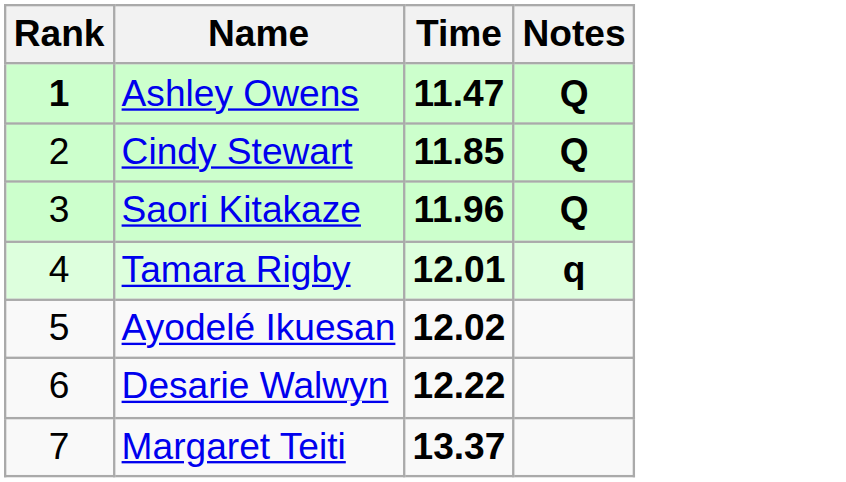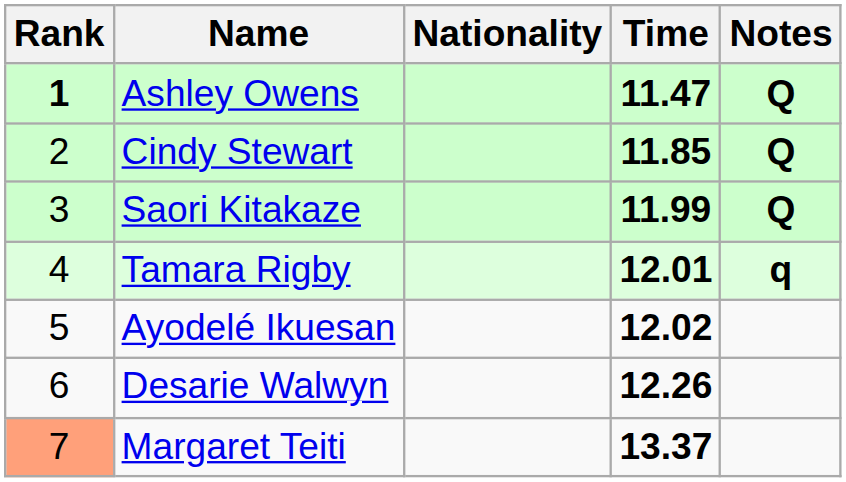+ column: (507, 33)
(459, 210) 11.96 -> (666, 210) 11.99
(459, 387) 12.22 -> (666, 387) 12.26
(59, 446) no background -> (59, 446) lightsalmon background
